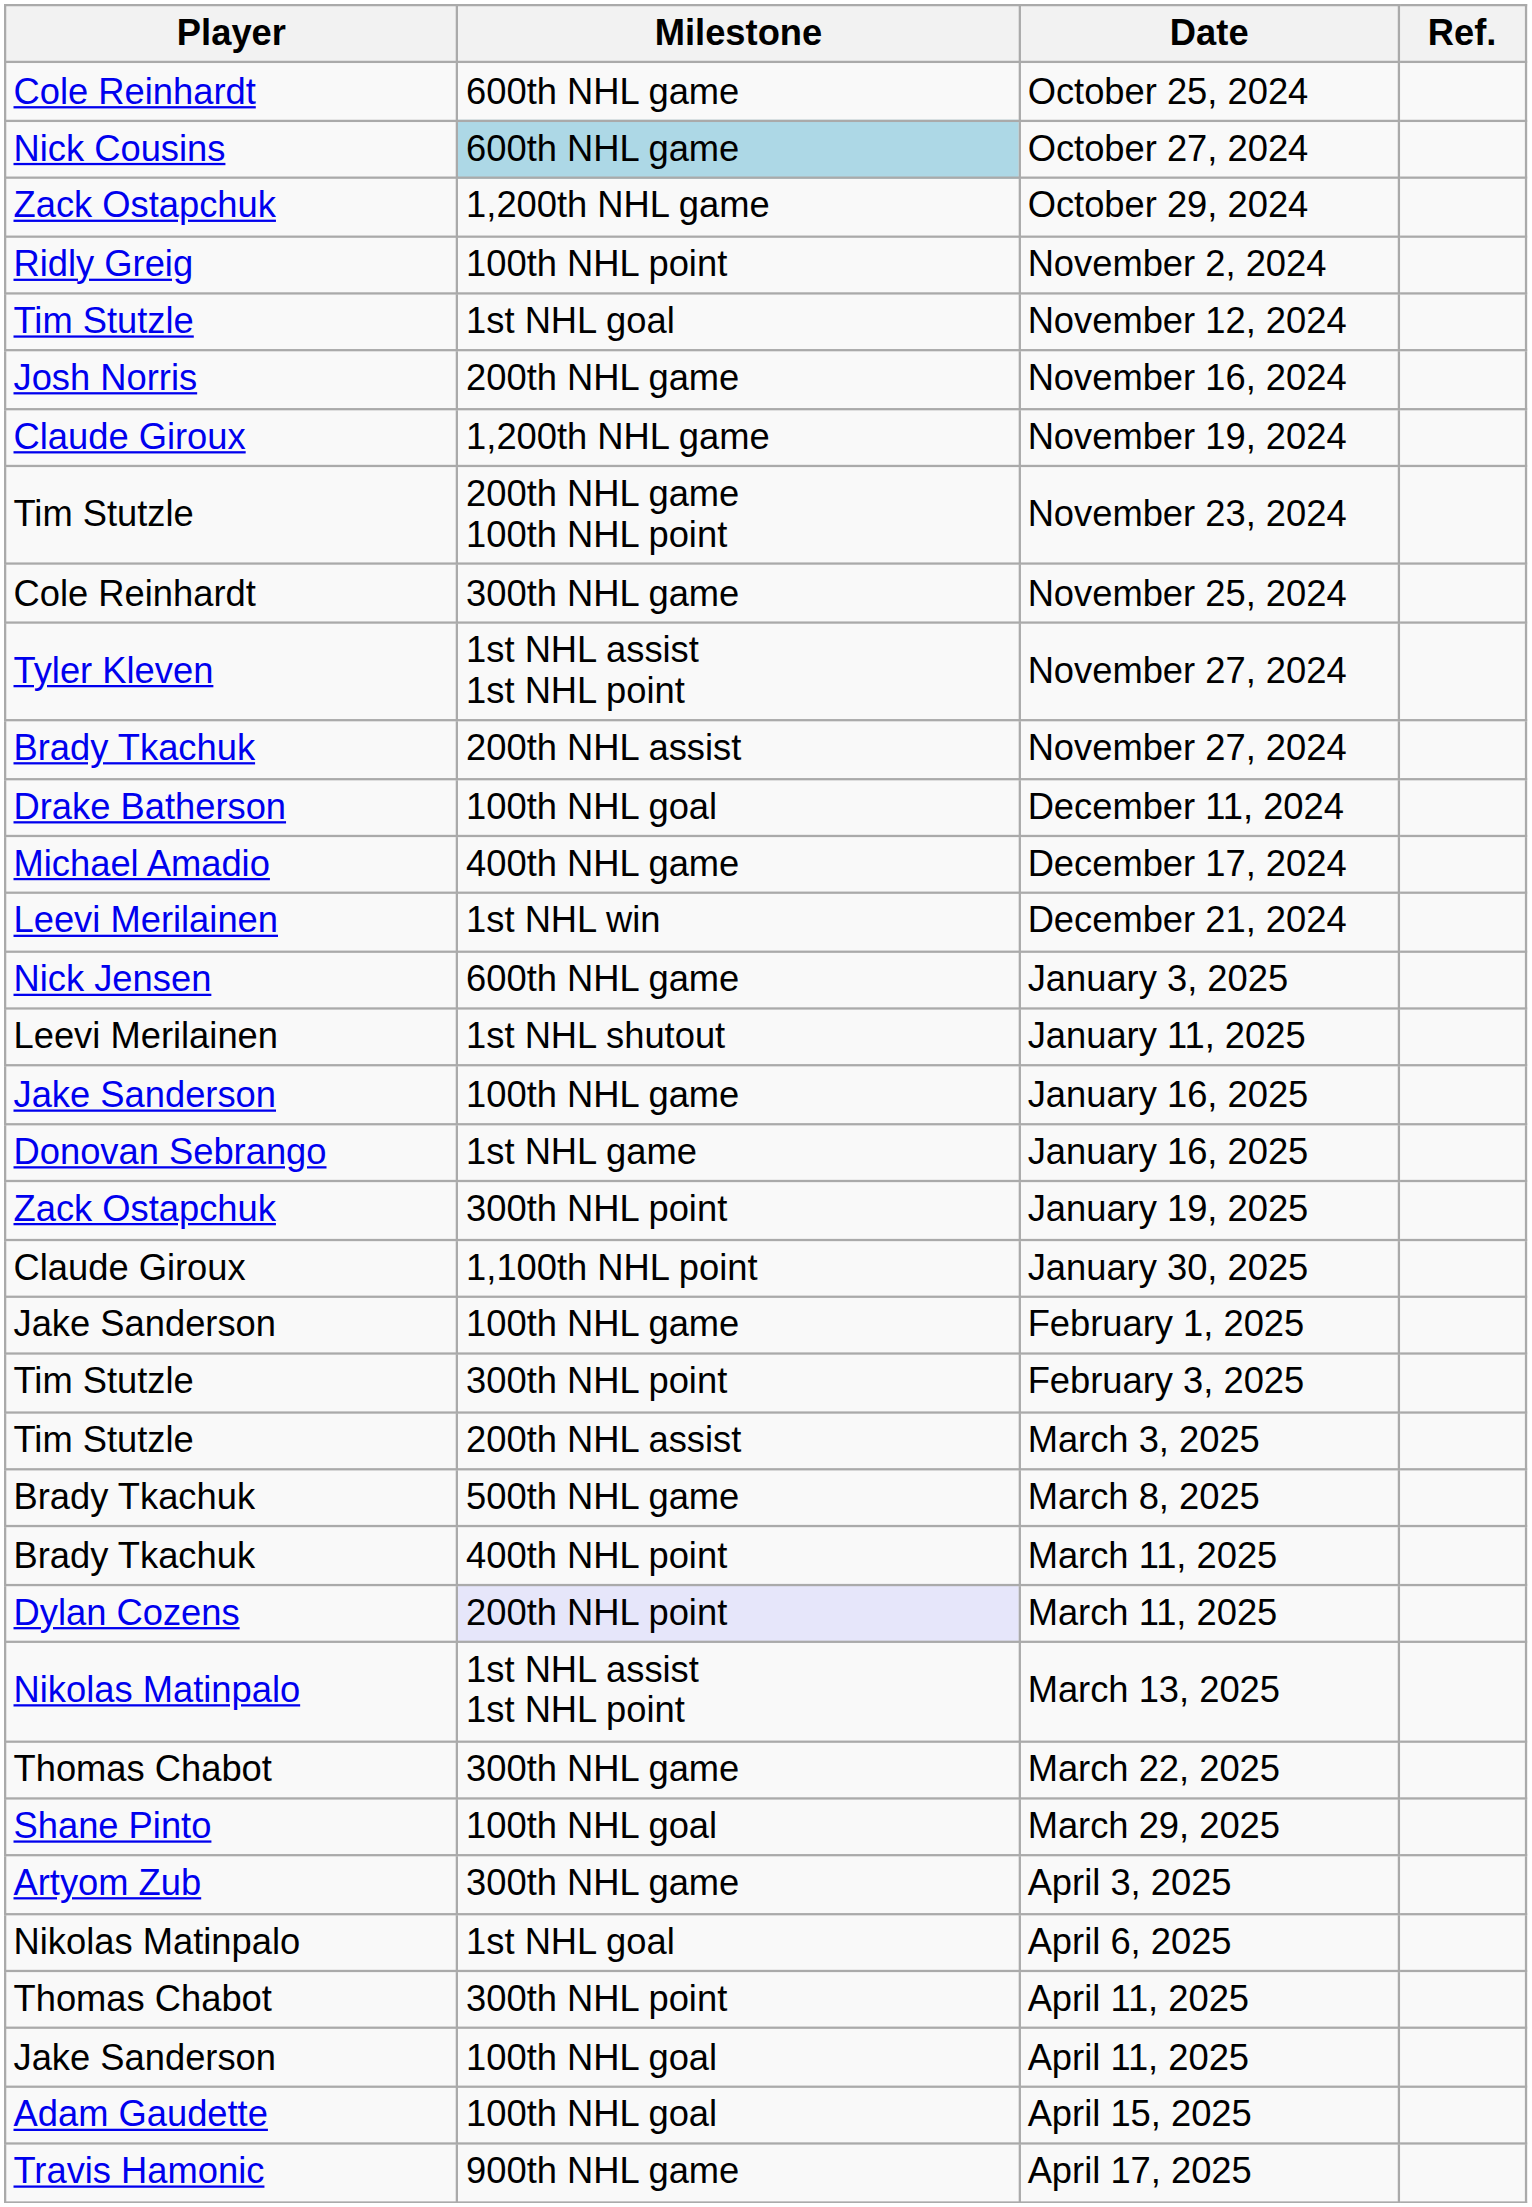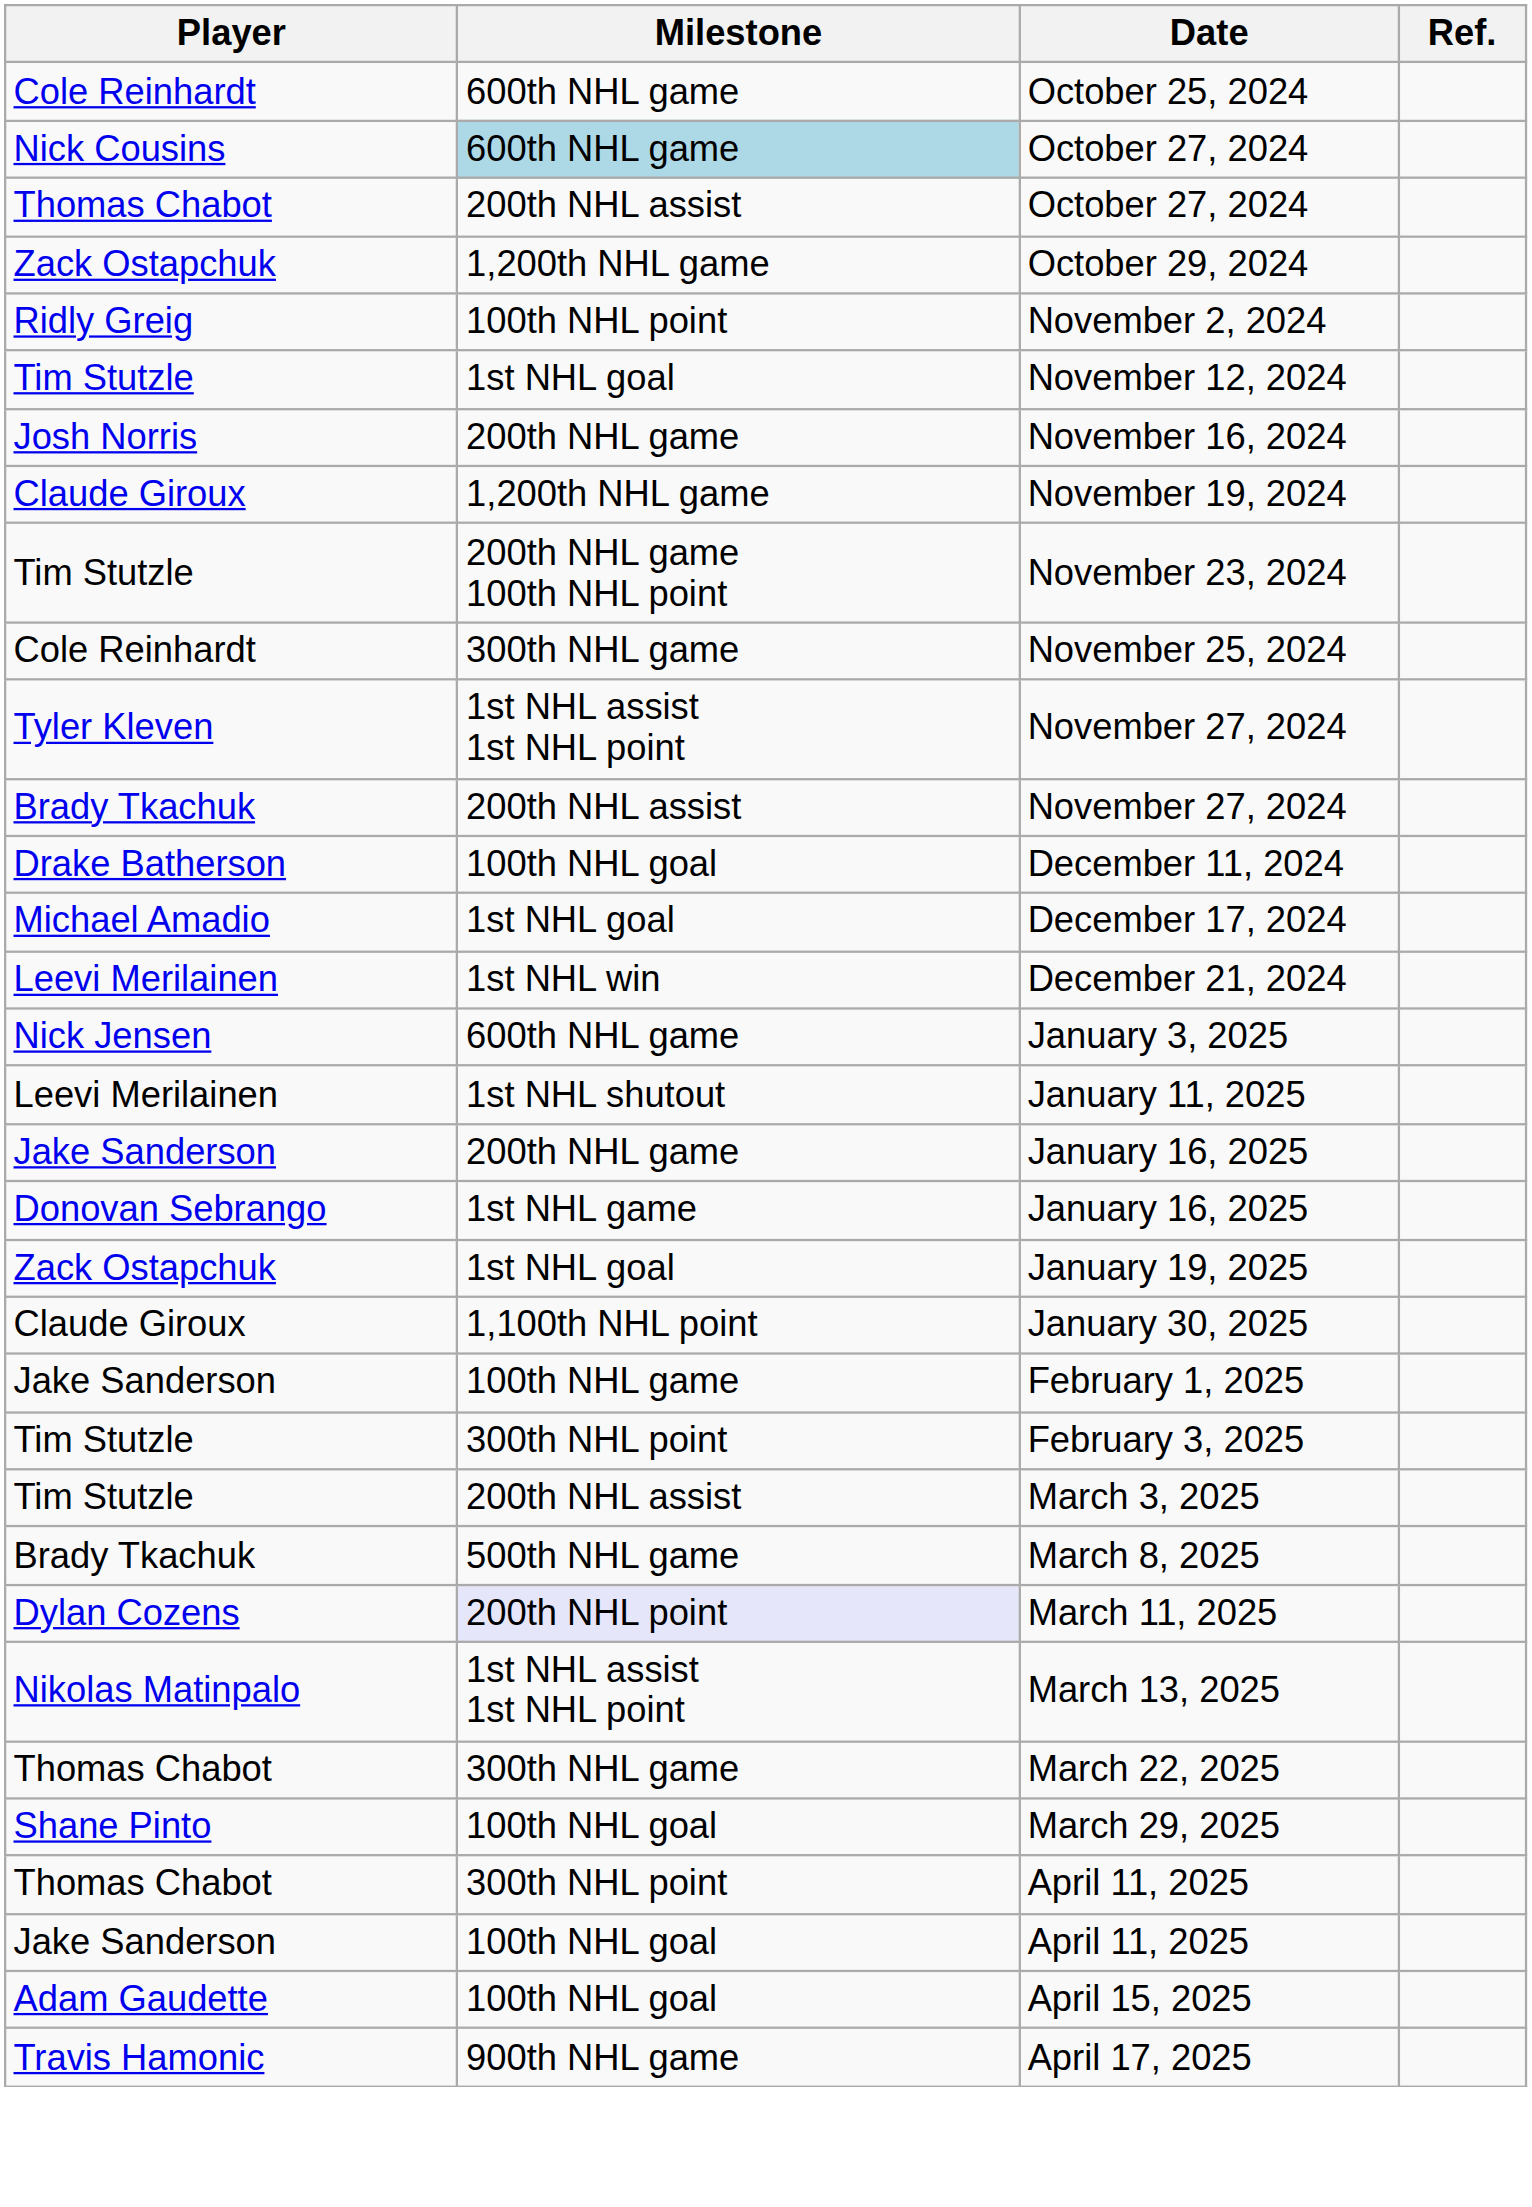+ row: (143, 206)
(603, 863) 400th NHL game -> (570, 921) 1st NHL goal
(603, 1094) 100th NHL game -> (603, 1151) 200th NHL game
(597, 1209) 300th NHL point -> (570, 1267) 1st NHL goal
- row: (134, 1555)
- row: (107, 1883)
- row: (157, 1941)
